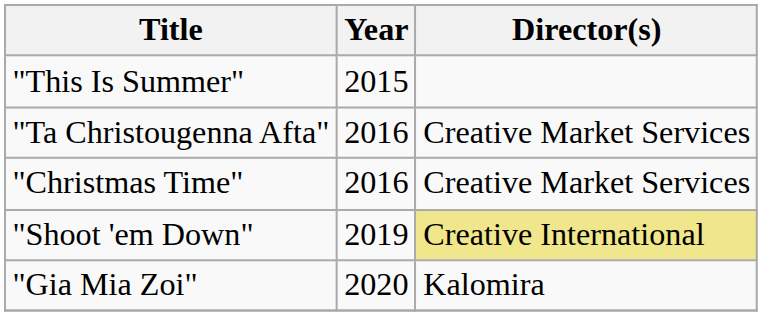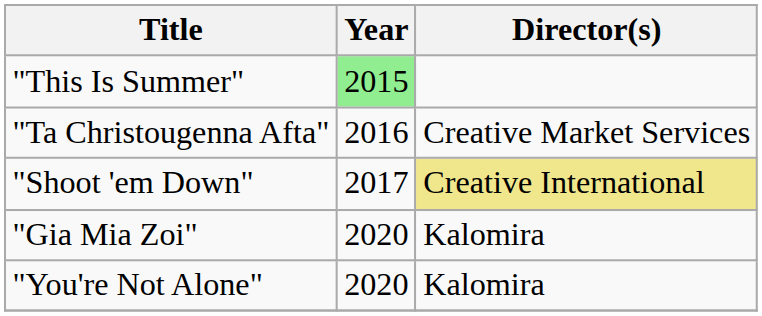(376, 81) no background -> (376, 81) lightgreen background
- row: (128, 183)
(376, 234) 2019 -> (376, 183) 2017
+ row: (138, 285)
